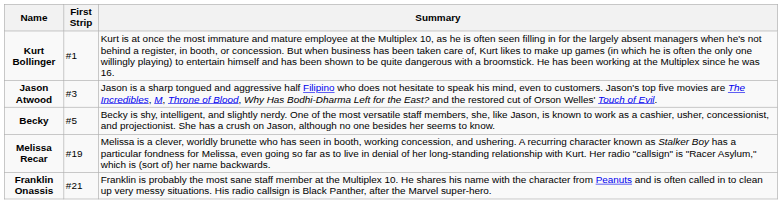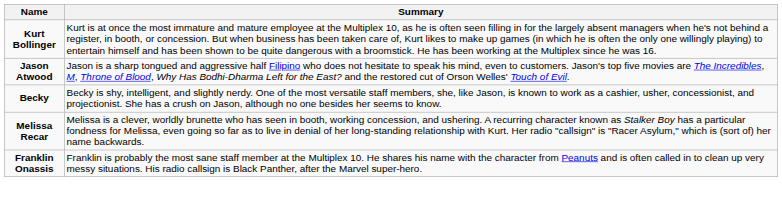- column: (81, 17)
